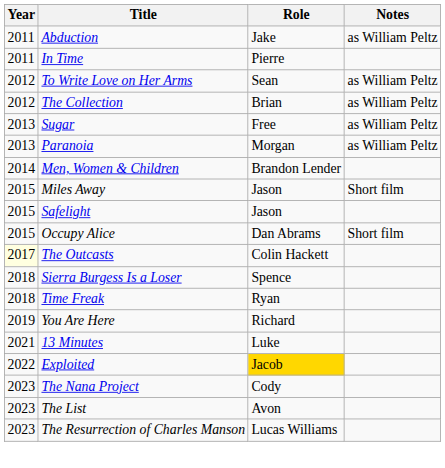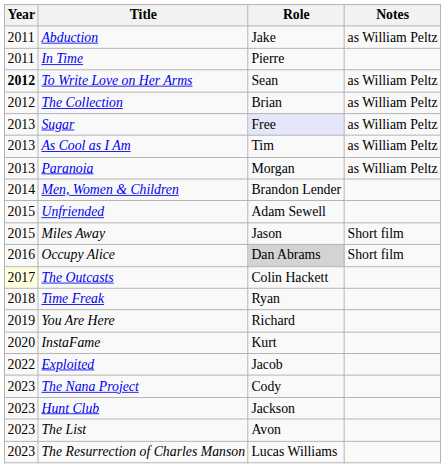(21, 80) normal -> (21, 80) bold
(264, 124) no background -> (264, 124) lavender background
+ row: (86, 146)
+ row: (73, 211)
- row: (66, 211)
(21, 233) 2015 -> (21, 255) 2016
(286, 233) no background -> (286, 255) lightgrey background
- row: (112, 277)
+ row: (71, 342)
- row: (72, 342)
(267, 364) gold background -> (267, 364) no background
+ row: (70, 408)
